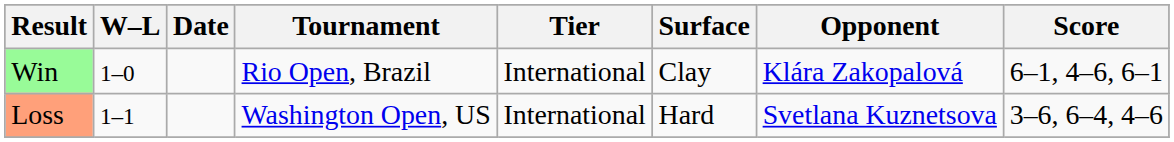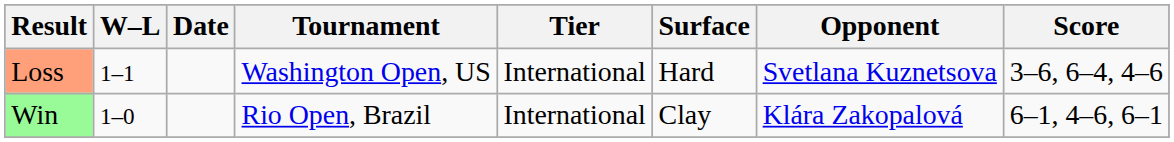rows swapped: (35, 70) <-> (38, 114)
